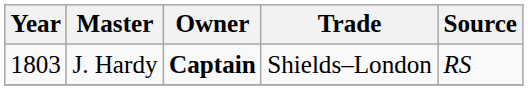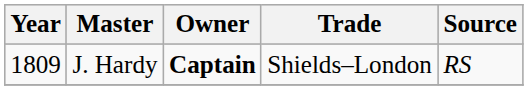(36, 64) 1803 -> (36, 64) 1809
